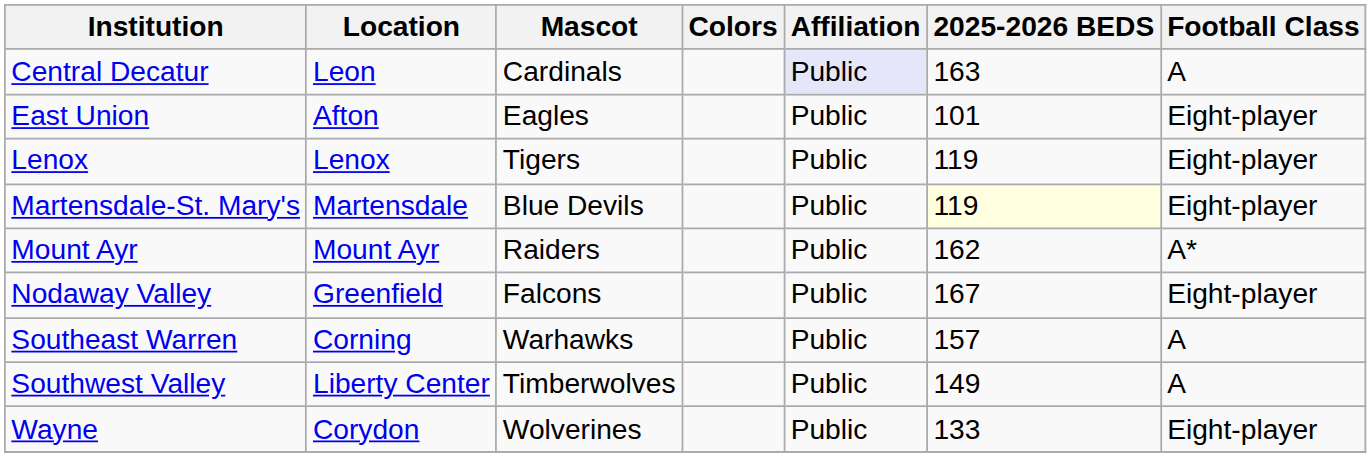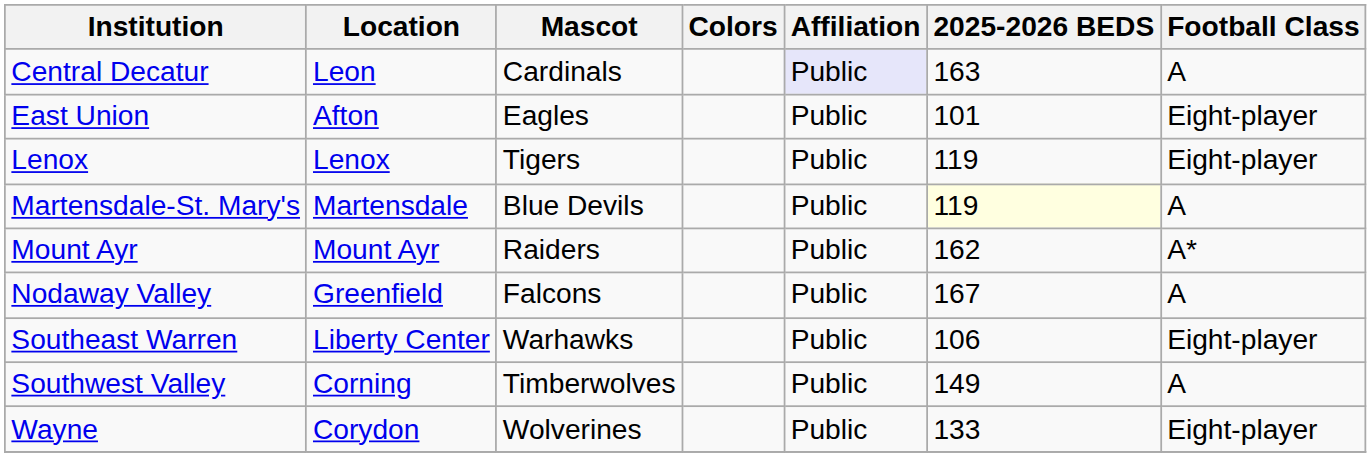(1242, 205) Eight-player -> (1177, 205) A
(1242, 294) Eight-player -> (1177, 294) A
(362, 339) Corning -> (401, 339) Liberty Center
(957, 339) 157 -> (957, 339) 106
(1177, 339) A -> (1242, 339) Eight-player
(401, 384) Liberty Center -> (362, 384) Corning
